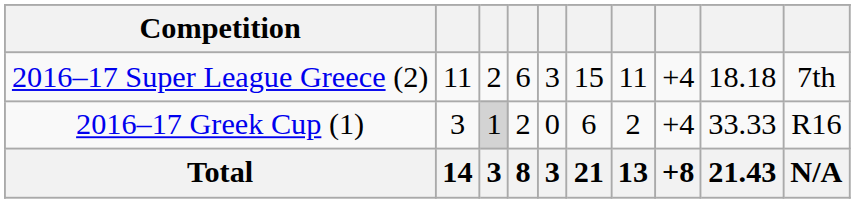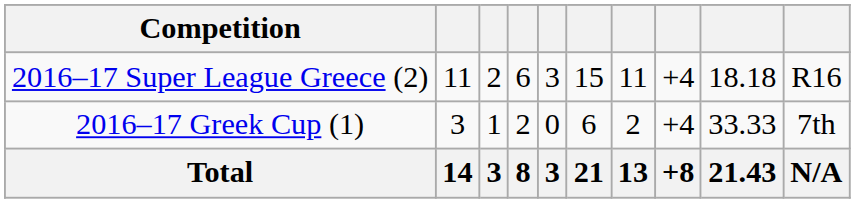(816, 76) 7th -> (816, 76) R16
(494, 124) lightgrey background -> (494, 124) no background
(816, 124) R16 -> (816, 124) 7th
